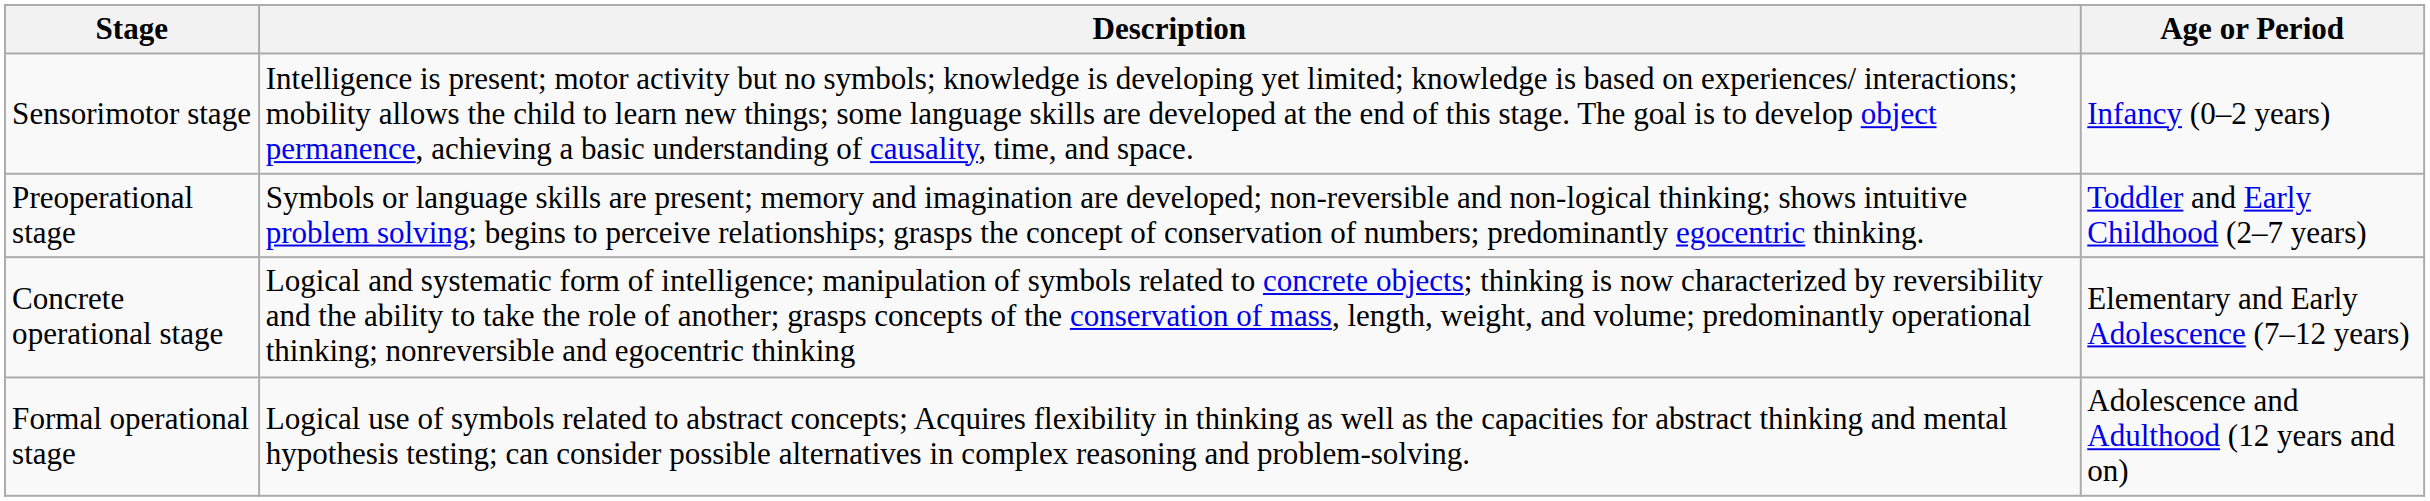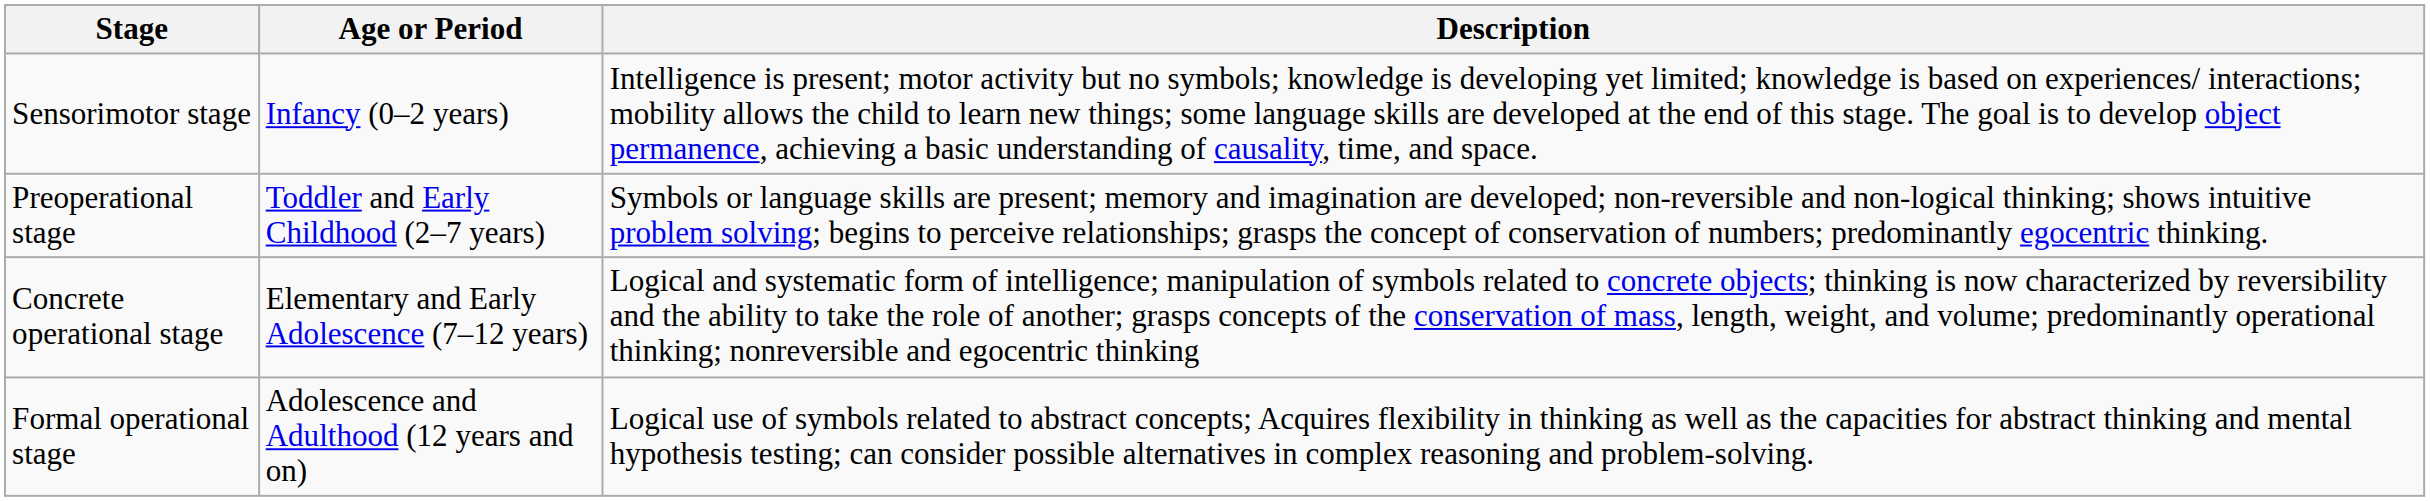columns swapped: (2252, 29) <-> (1169, 29)
